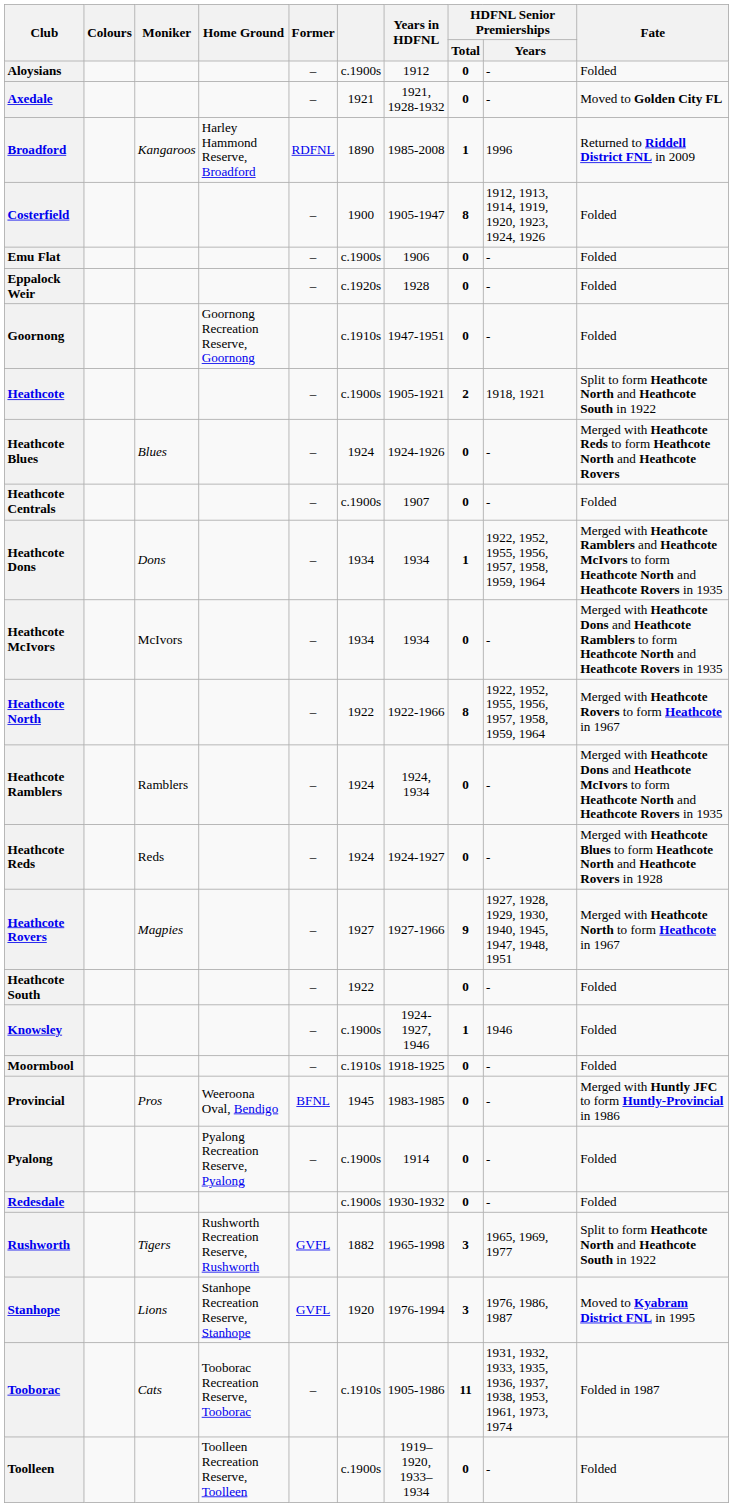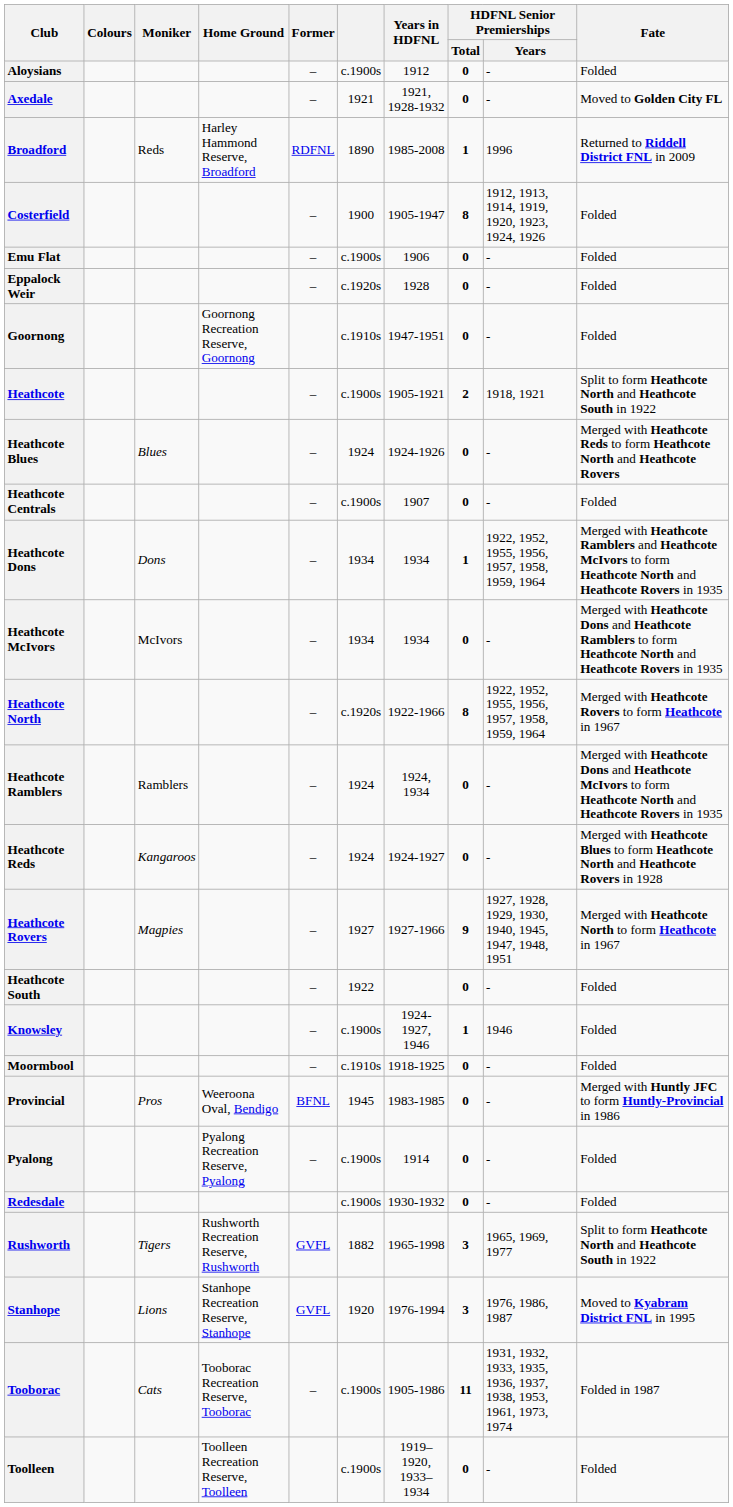(167, 149) Kangaroos -> (151, 149) Reds
(361, 712) 1922 -> (361, 712) c.1920s
(151, 857) Reds -> (167, 857) Kangaroos
(361, 1389) c.1910s -> (361, 1389) c.1900s
